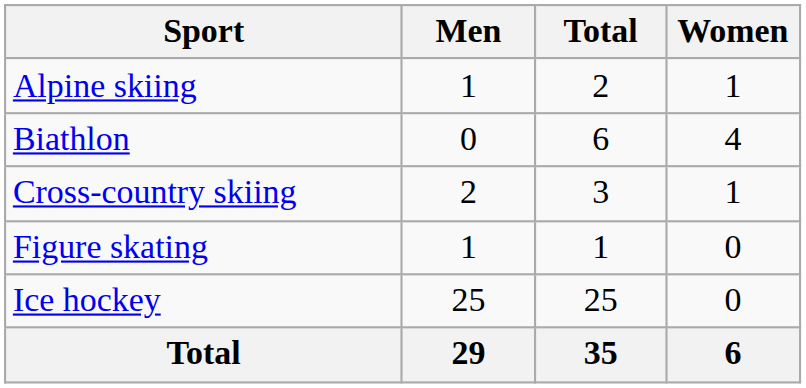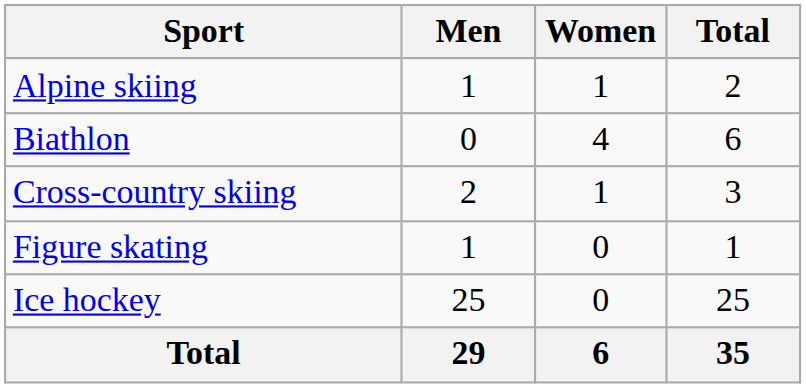columns swapped: (733, 31) <-> (601, 31)
